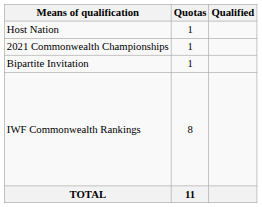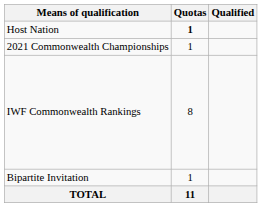(190, 30) normal -> (190, 30) bold
rows swapped: (74, 129) <-> (48, 64)
